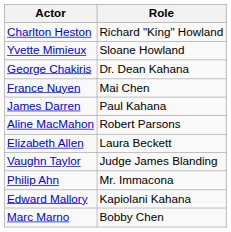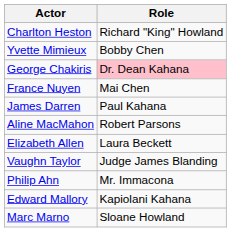(142, 50) Sloane Howland -> (132, 50) Bobby Chen
(144, 69) no background -> (144, 69) pink background
(132, 217) Bobby Chen -> (142, 217) Sloane Howland
